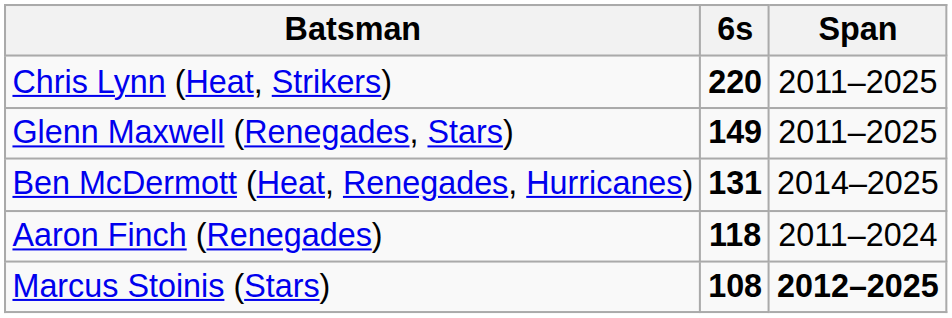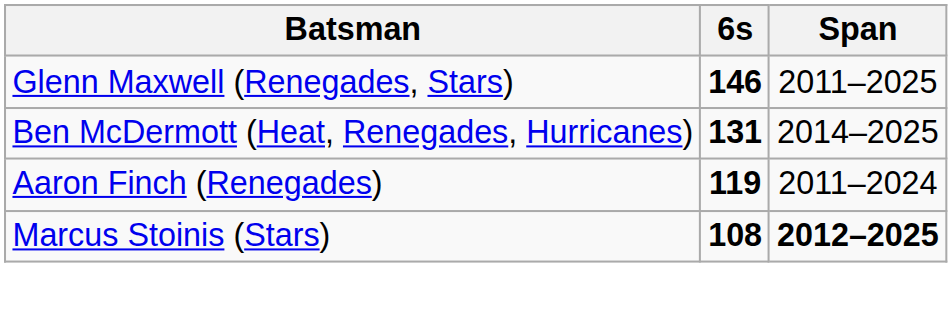- row: (202, 81)
(735, 132) 149 -> (735, 81) 146
(735, 235) 118 -> (735, 183) 119
